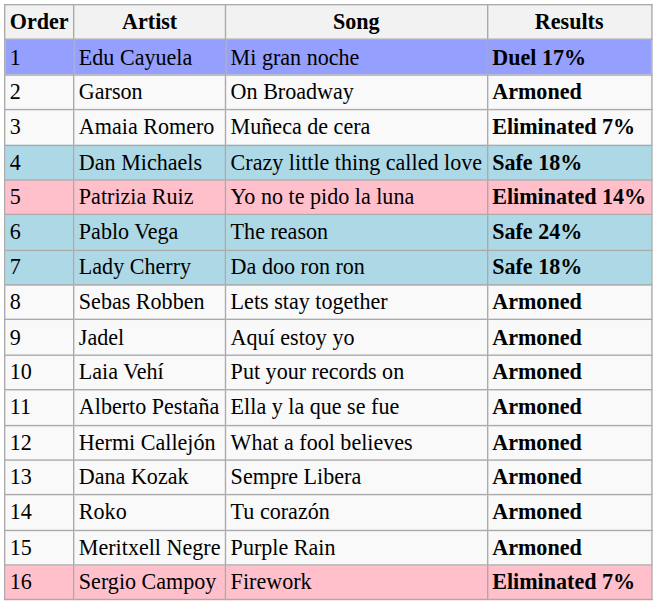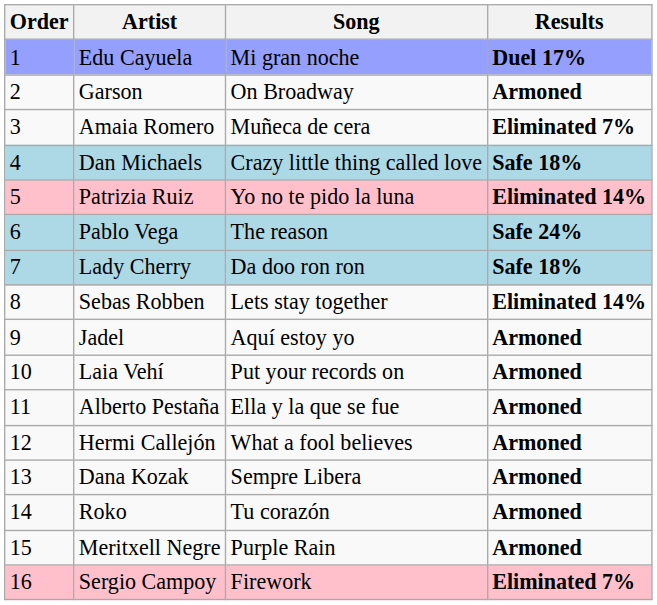(537, 302) Armoned -> (569, 302) Eliminated 14%
